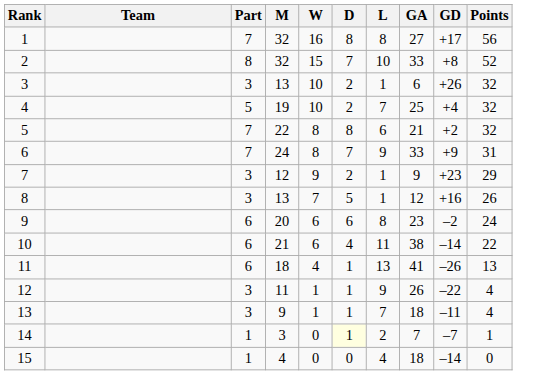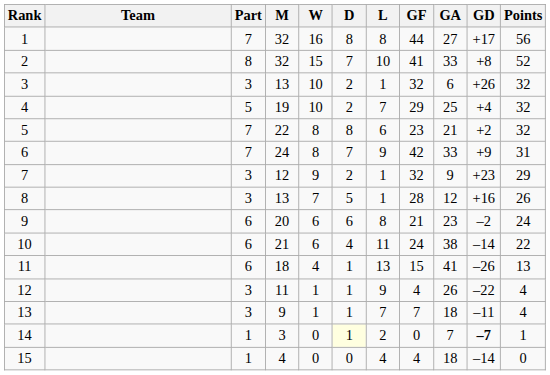+ column: (417, 15)
(450, 335) normal -> (484, 335) bold
